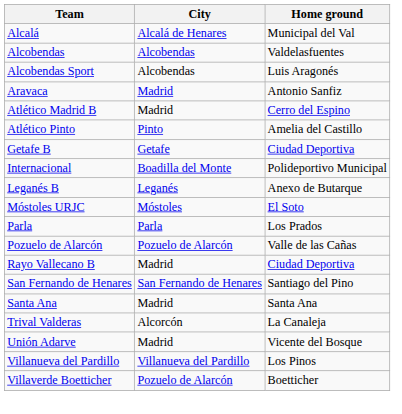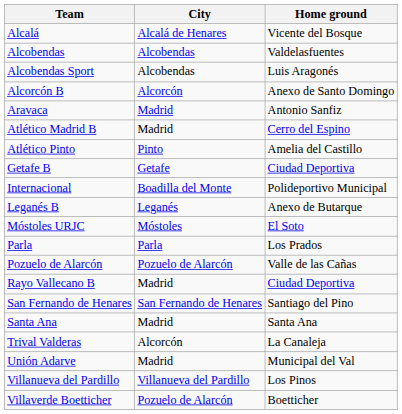(311, 33) Municipal del Val -> (315, 33) Vicente del Bosque
+ row: (35, 91)
(315, 341) Vicente del Bosque -> (311, 361) Municipal del Val
